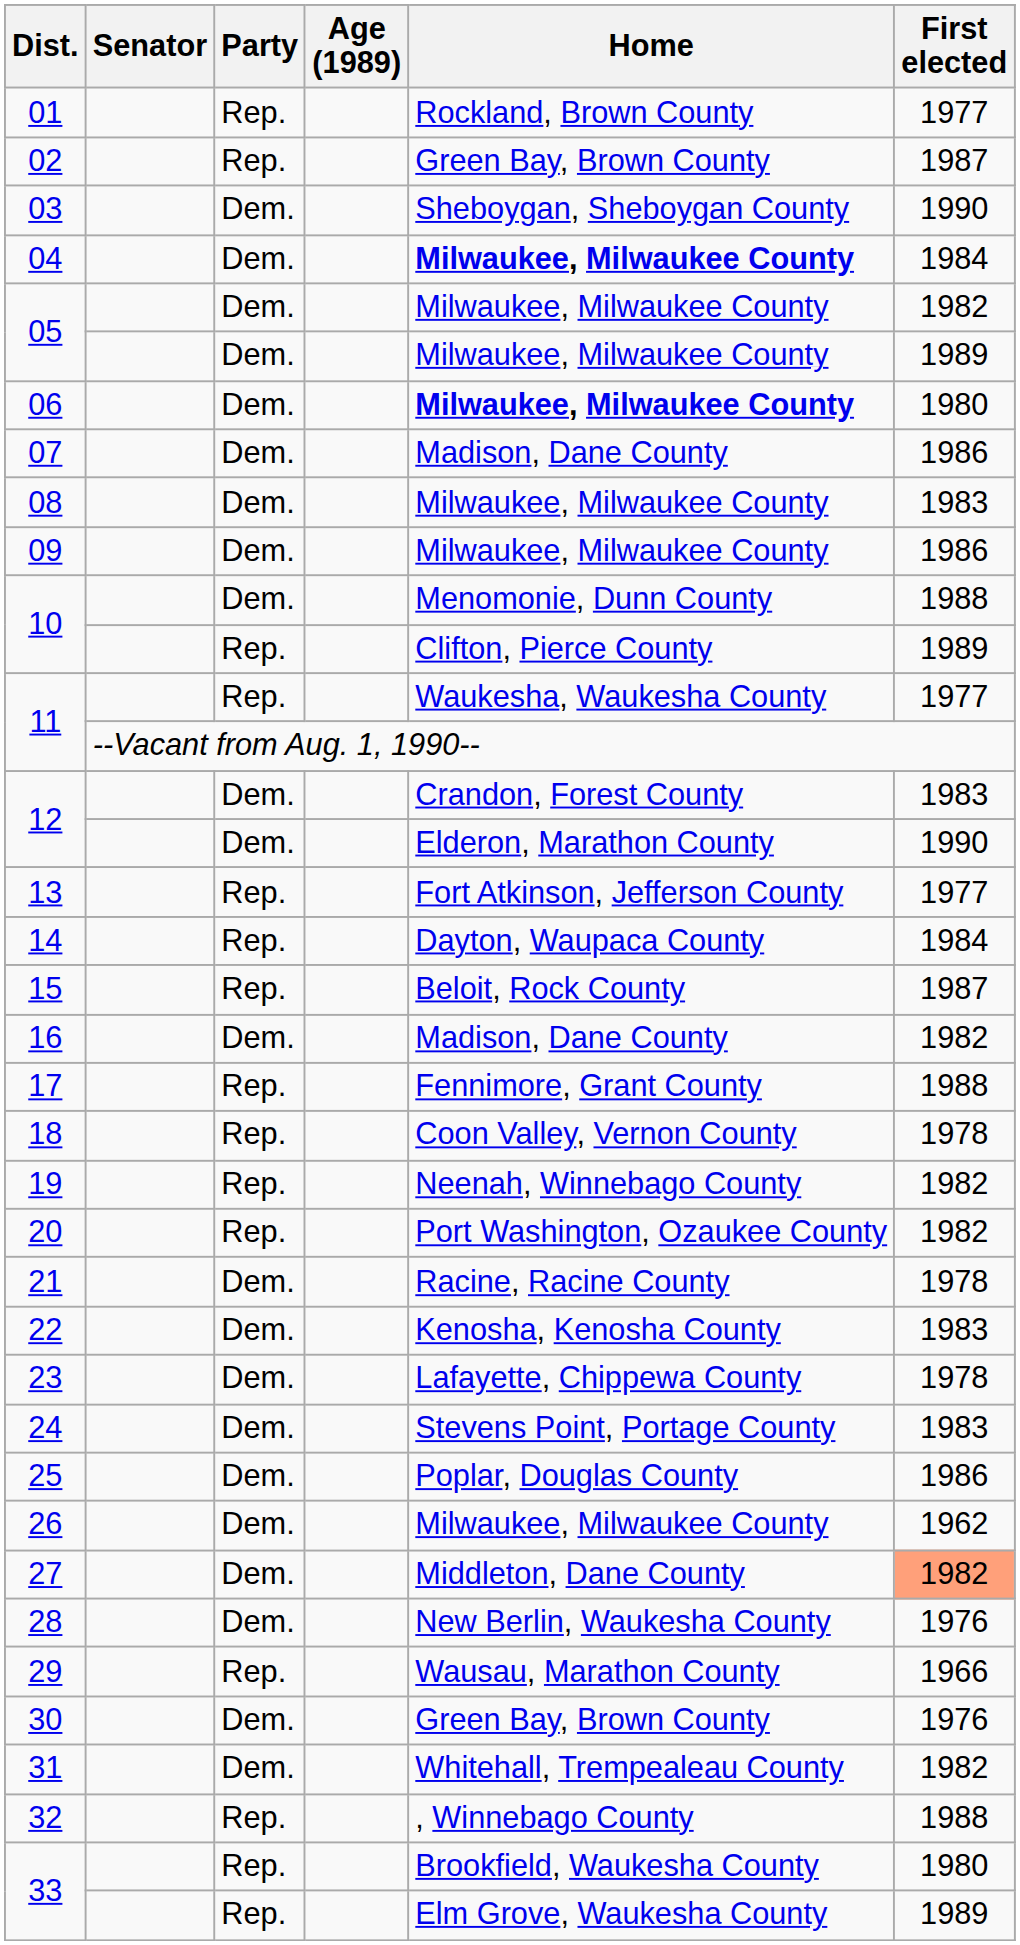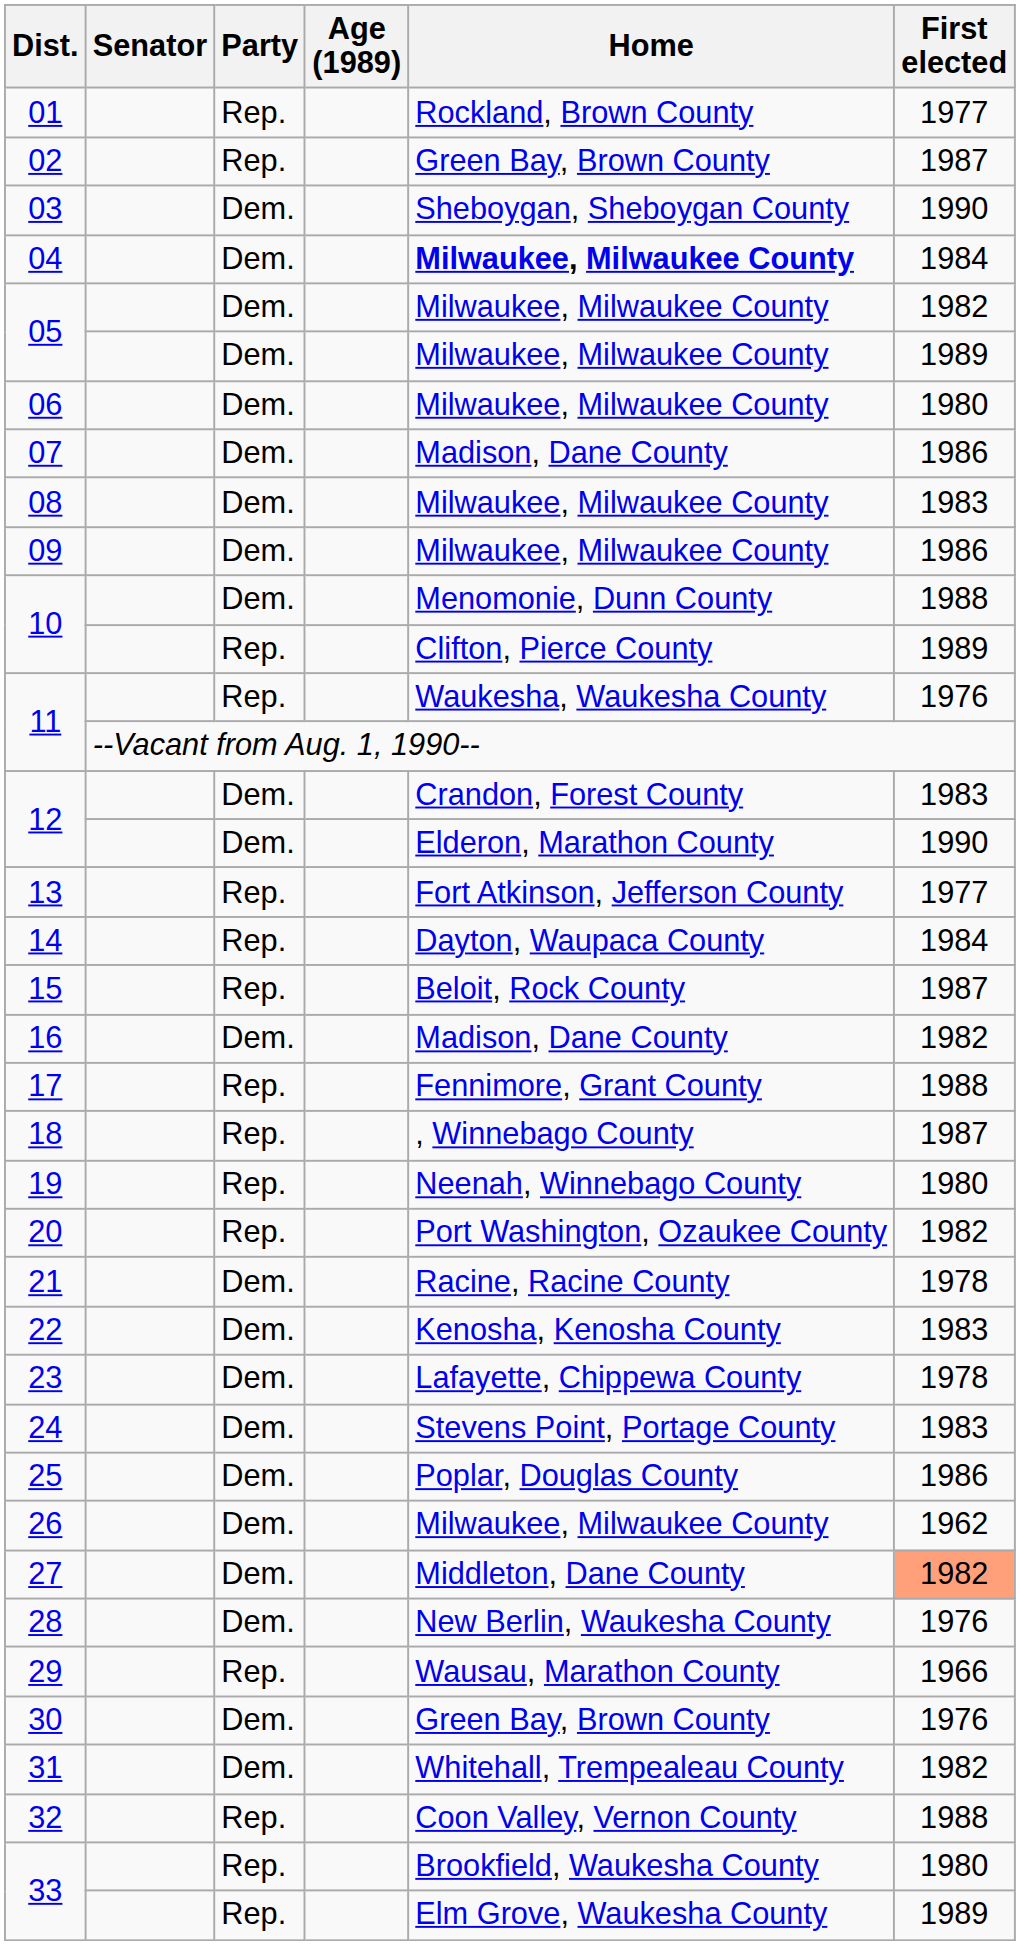(635, 404) bold -> (622, 404) normal
(954, 696) 1977 -> (954, 696) 1976
(606, 1135) Coon Valley, Vernon County -> (554, 1135) , Winnebago County
(954, 1135) 1978 -> (954, 1135) 1987
(954, 1183) 1982 -> (954, 1183) 1980
(554, 1817) , Winnebago County -> (606, 1817) Coon Valley, Vernon County
